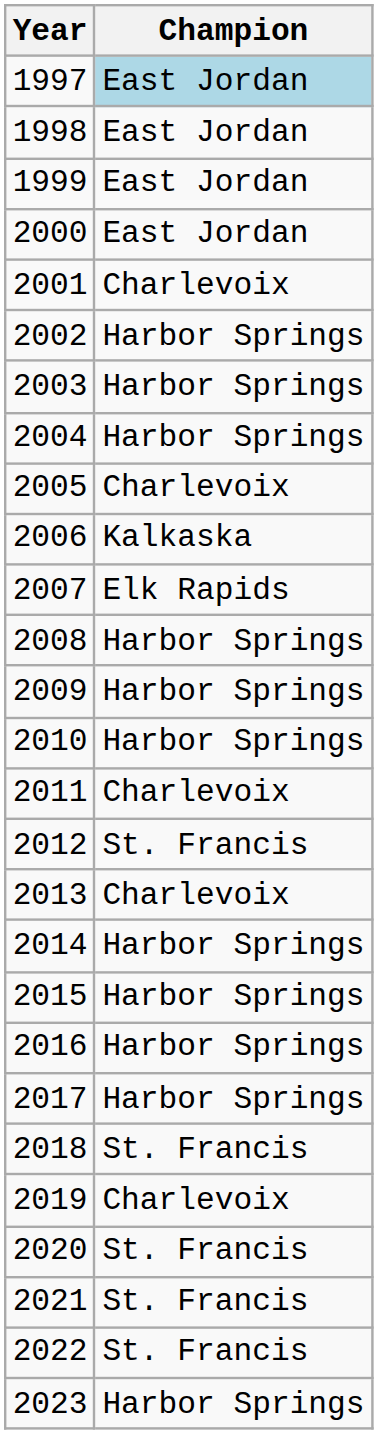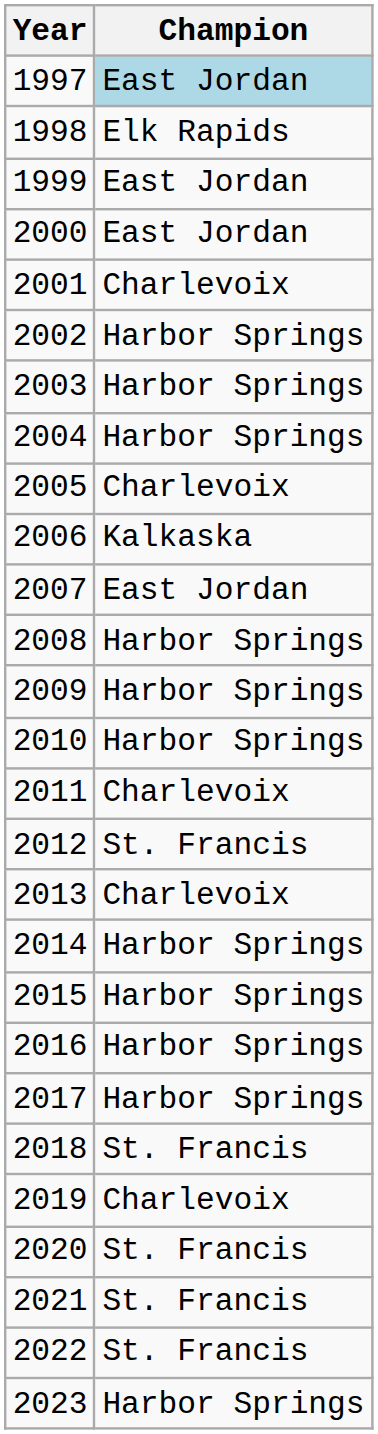(205, 132) East Jordan -> (196, 132) Elk Rapids
(196, 590) Elk Rapids -> (205, 590) East Jordan
